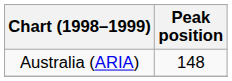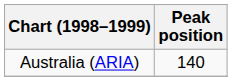(191, 62) 148 -> (191, 62) 140
